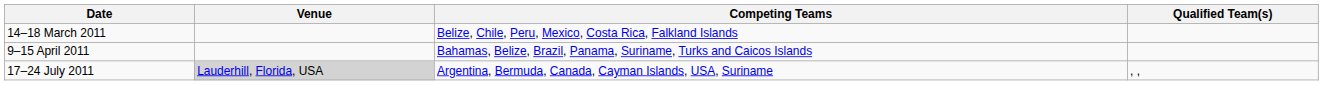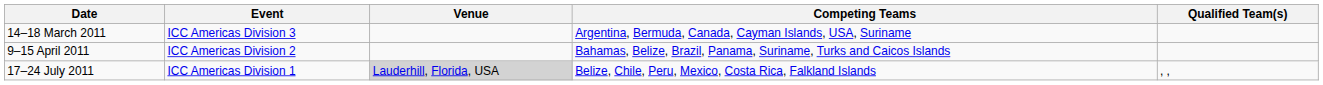+ column: (267, 14)
(587, 33) Belize, Chile, Peru, Mexico, Costa Rica, Falkland Islands -> (743, 33) Argentina, Bermuda, Canada, Cayman Islands, USA, Suriname
(605, 71) Argentina, Bermuda, Canada, Cayman Islands, USA, Suriname -> (726, 71) Belize, Chile, Peru, Mexico, Costa Rica, Falkland Islands
